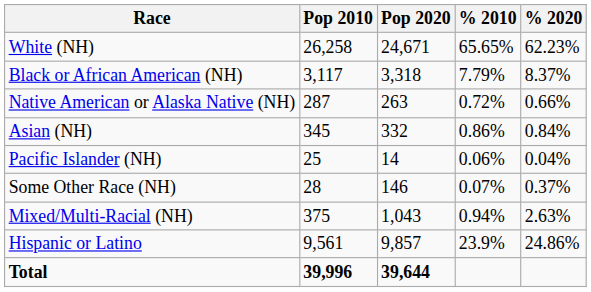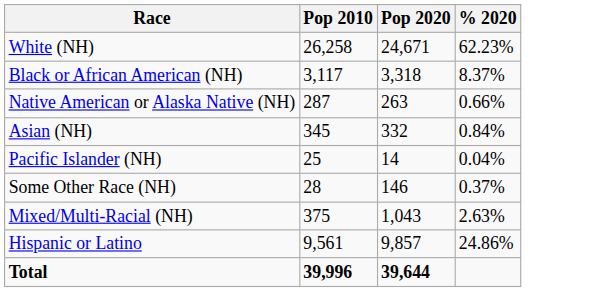- column: (488, 18)
